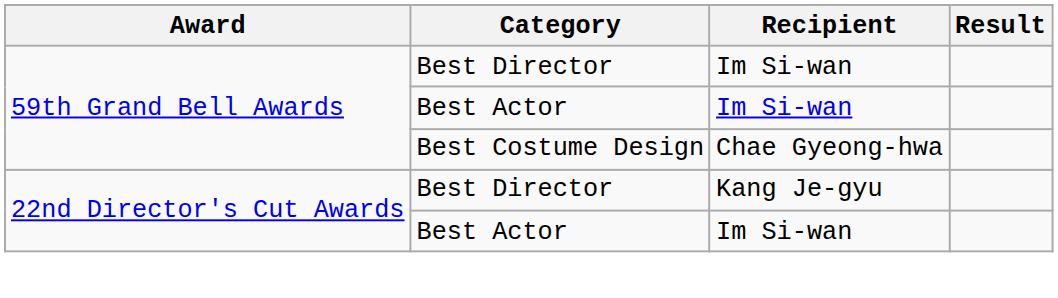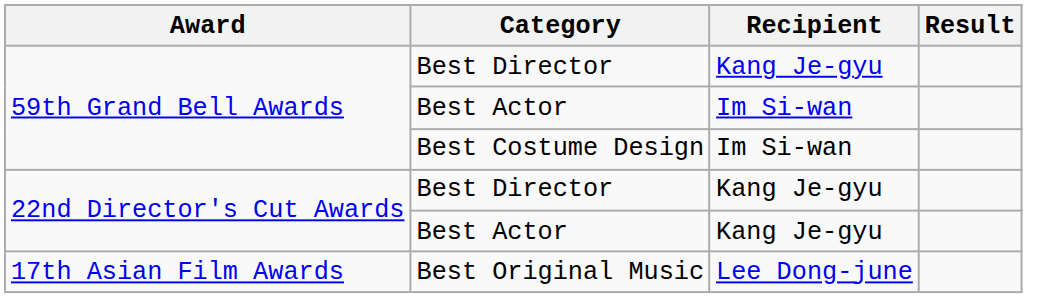(784, 67) Im Si-wan -> (799, 67) Kang Je-gyu
(830, 149) Chae Gyeong-hwa -> (784, 149) Im Si-wan
(784, 231) Im Si-wan -> (799, 231) Kang Je-gyu
+ row: (177, 272)
